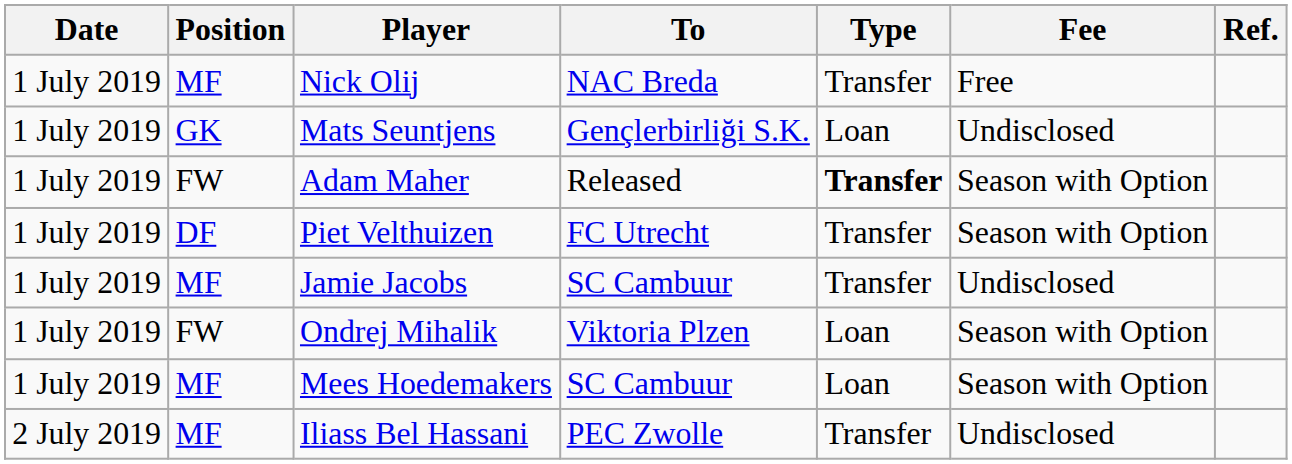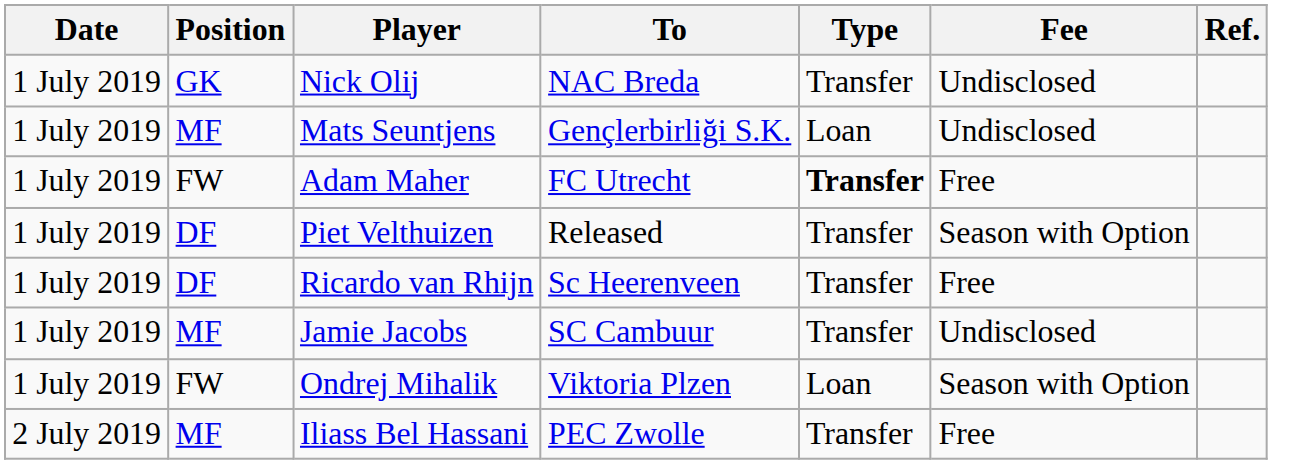(199, 80) MF -> (199, 80) GK
(985, 80) Free -> (1017, 80) Undisclosed
(199, 130) GK -> (199, 130) MF
(624, 181) Released -> (619, 181) FC Utrecht
(1083, 181) Season with Option -> (967, 181) Free
(638, 231) FC Utrecht -> (606, 231) Released
+ row: (417, 282)
- row: (426, 383)
(1036, 433) Undisclosed -> (967, 433) Free
